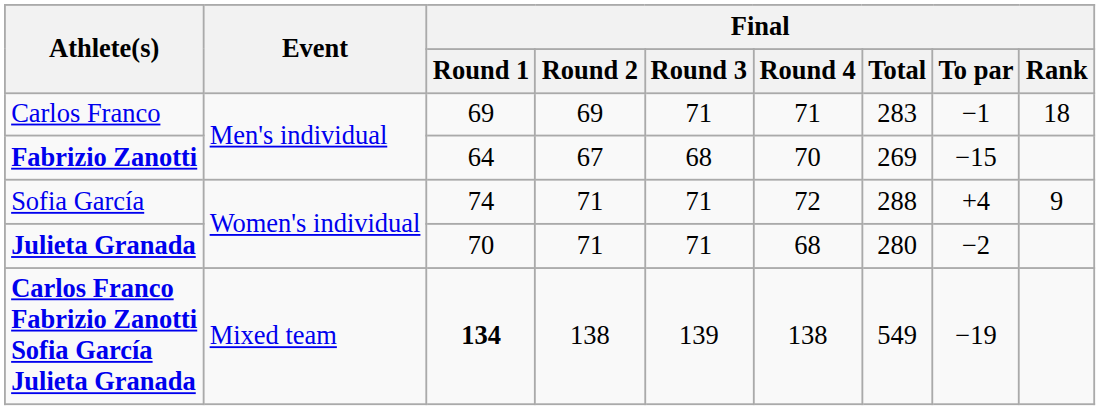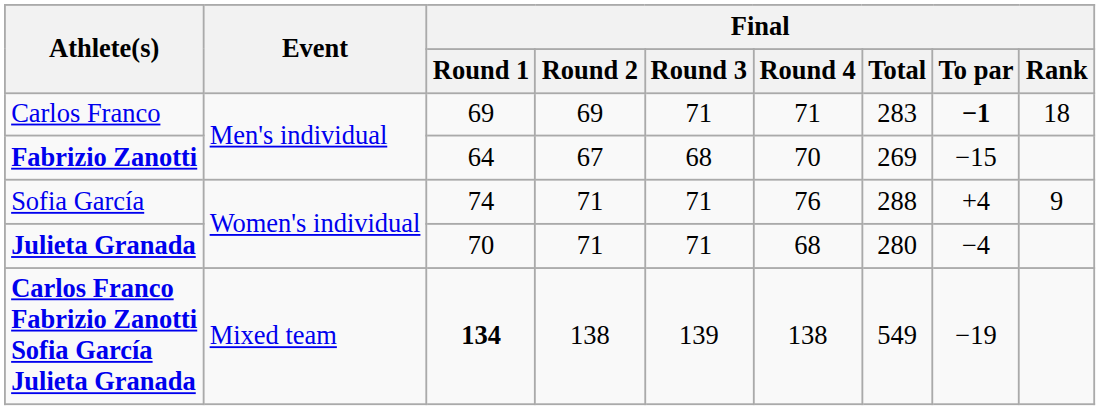(976, 114) normal -> (976, 114) bold
(808, 201) 72 -> (808, 201) 76
(976, 245) −2 -> (976, 245) −4
